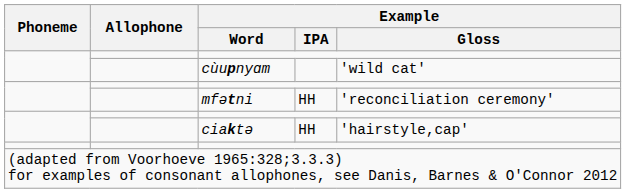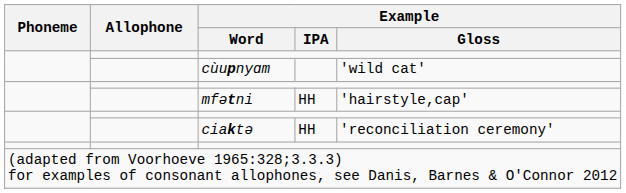(447, 100) 'reconciliation ceremony' -> (404, 100) 'hairstyle,cap'
(404, 130) 'hairstyle,cap' -> (447, 130) 'reconciliation ceremony'
